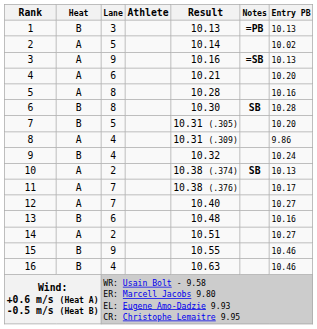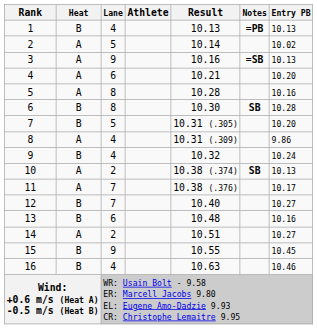(113, 28) 3 -> (113, 28) 4
(79, 203) A -> (79, 203) B
(284, 251) 10.46 -> (284, 251) 10.45
